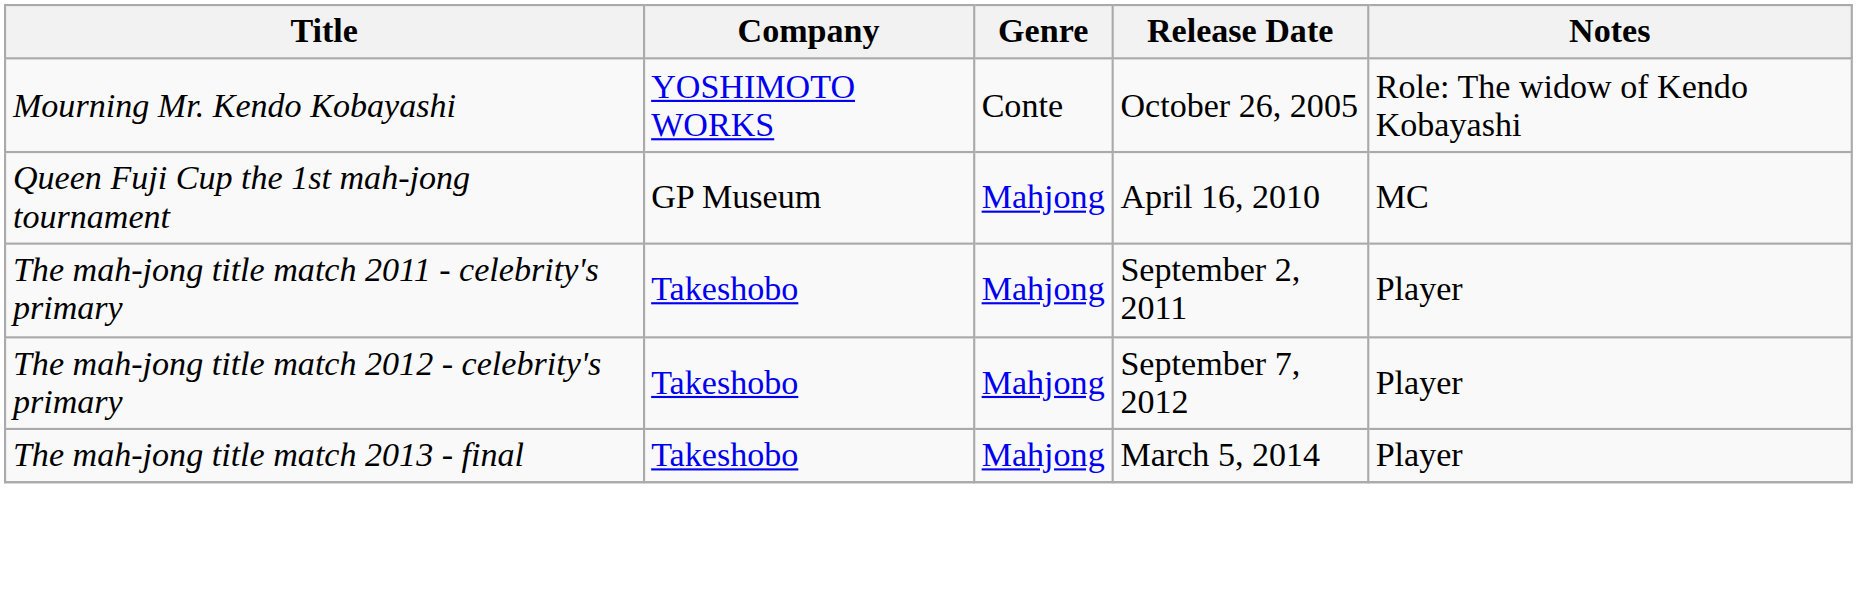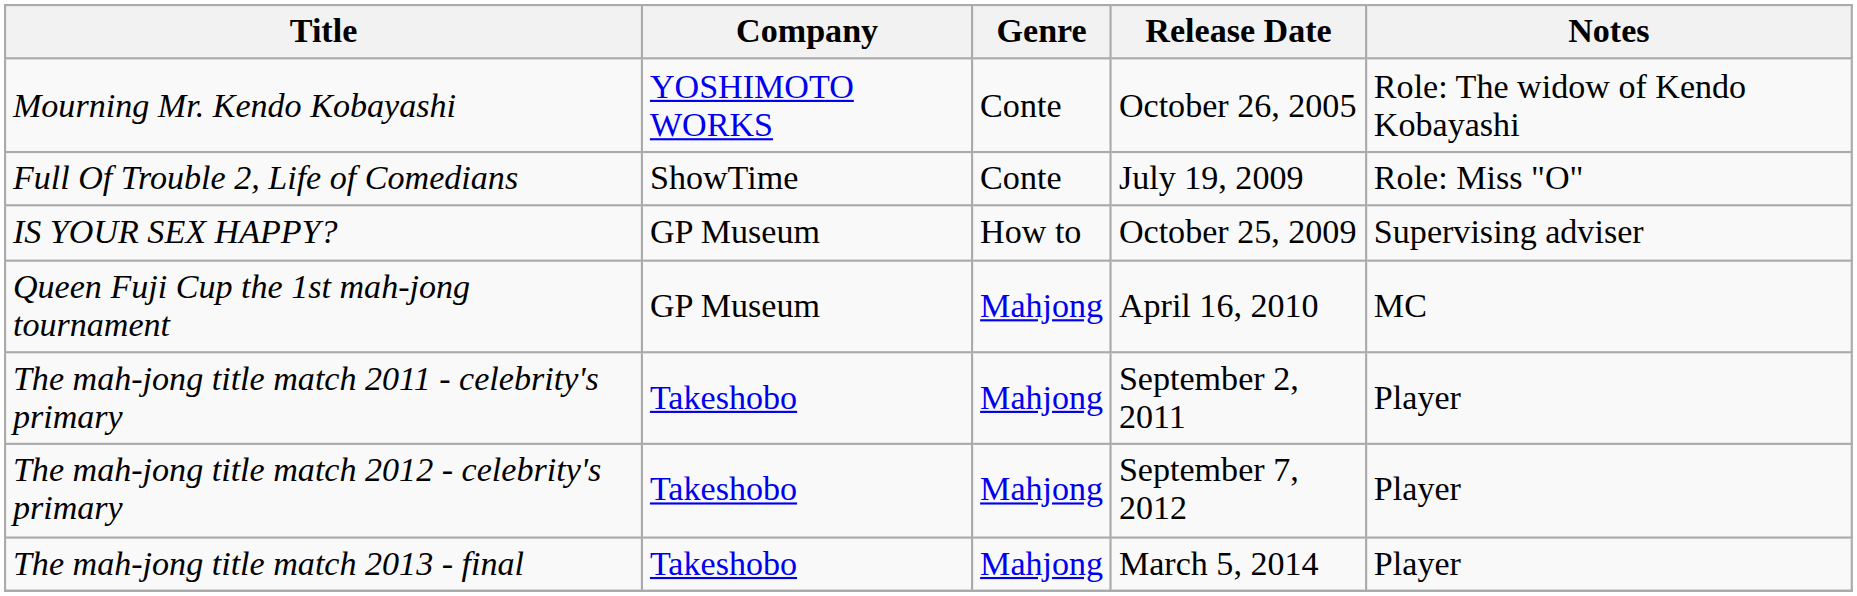+ row: (266, 177)
+ row: (175, 232)
